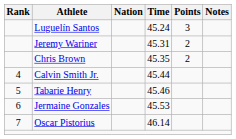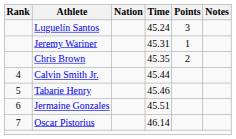(187, 43) 2 -> (187, 43) 1
(158, 106) 45.53 -> (158, 106) 45.51
